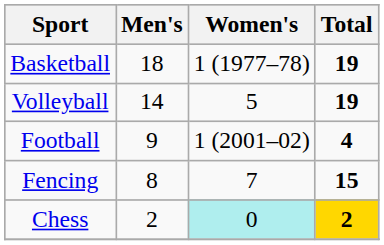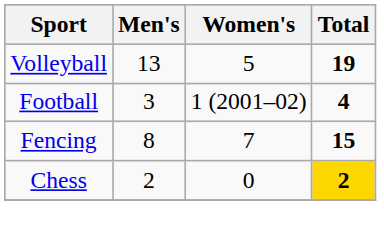- row: (60, 63)
(152, 102) 14 -> (149, 63) 13
(152, 141) 9 -> (149, 102) 3
(252, 219) paleturquoise background -> (249, 180) no background
